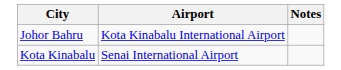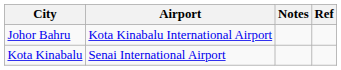+ column: (324, 14)
